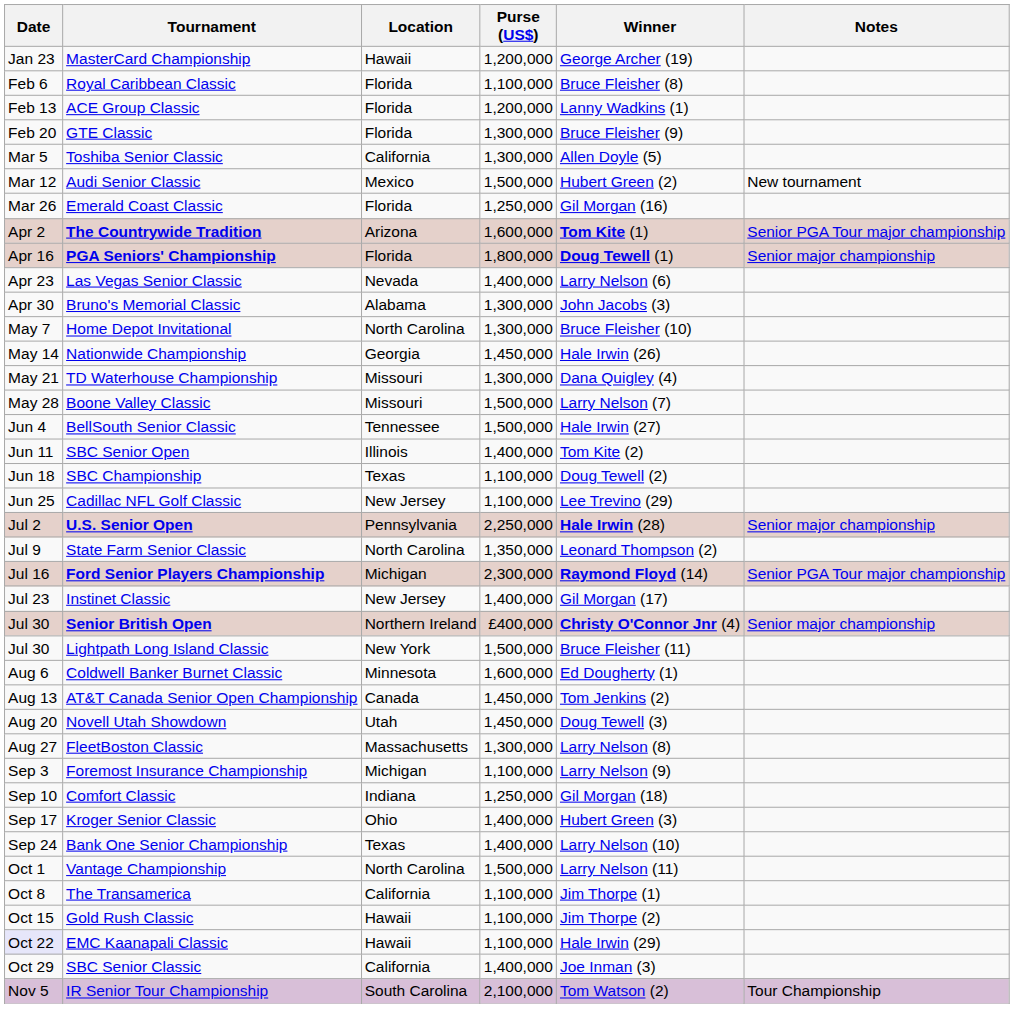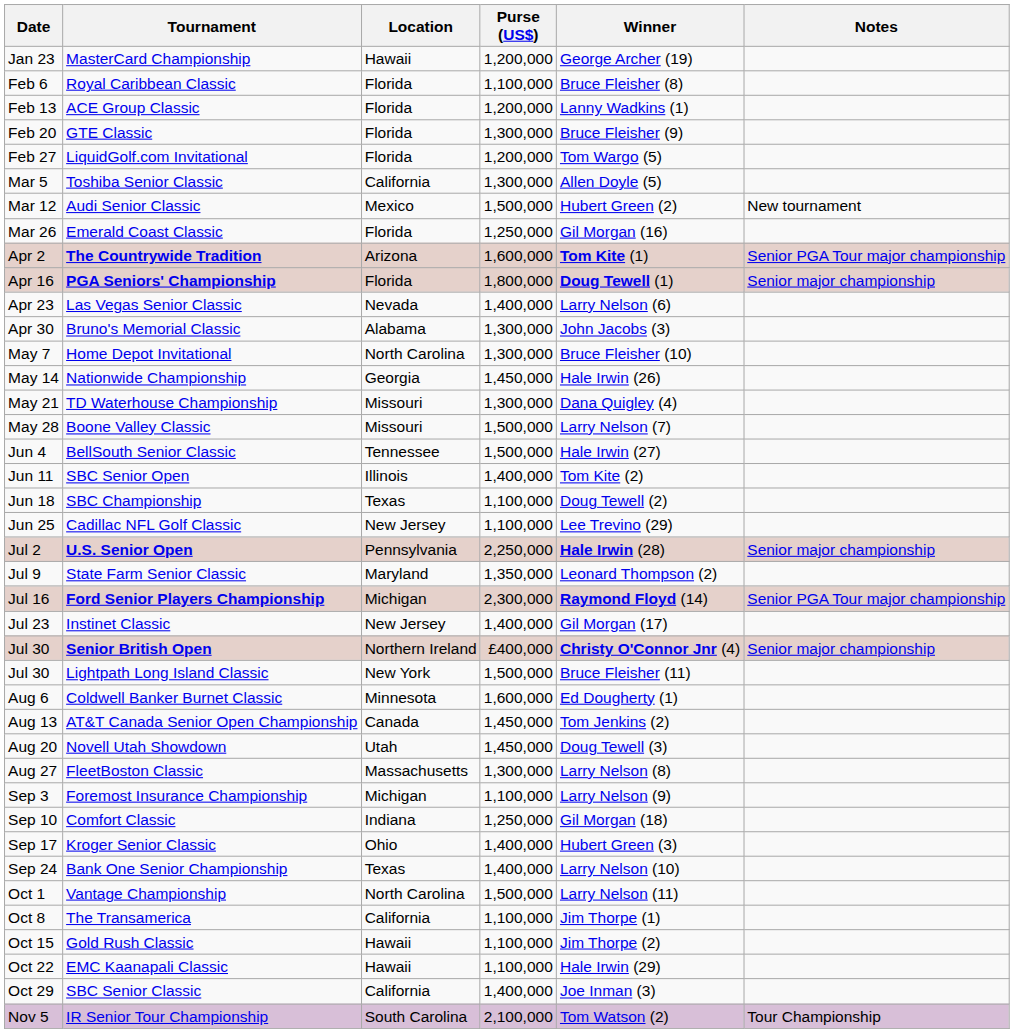+ row: (157, 157)
(415, 550) North Carolina -> (397, 574) Maryland
(31, 942) lavender background -> (31, 967) no background
